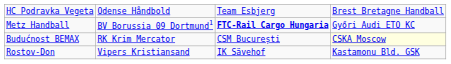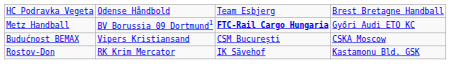(136, 39) RK Krim Mercator -> (144, 39) Vipers Kristiansand
(359, 39) lightyellow background -> (359, 39) no background
(144, 52) Vipers Kristiansand -> (136, 52) RK Krim Mercator
